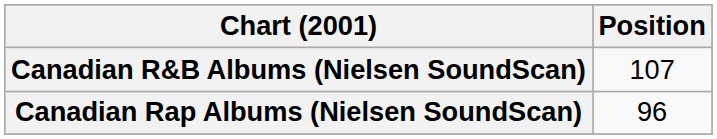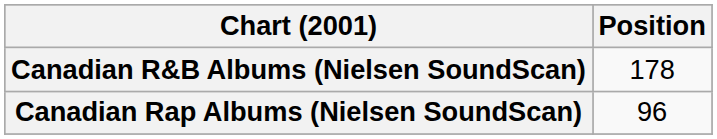(652, 69) 107 -> (652, 69) 178
